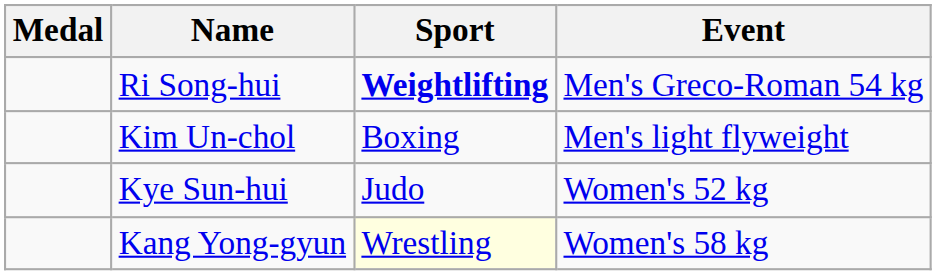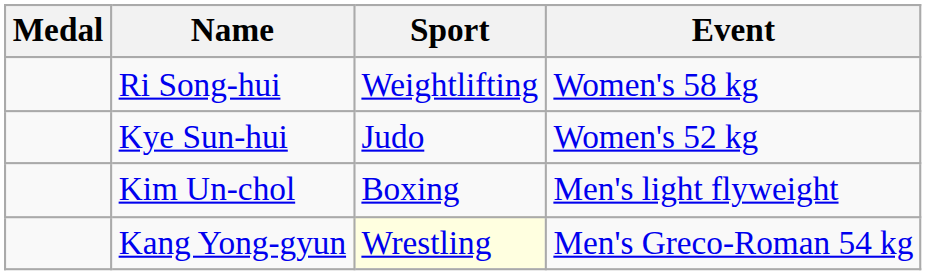(455, 83) bold -> (450, 83) normal
(743, 83) Men's Greco-Roman 54 kg -> (656, 83) Women's 58 kg
rows swapped: (207, 136) <-> (203, 189)
(666, 242) Women's 58 kg -> (733, 242) Men's Greco-Roman 54 kg
